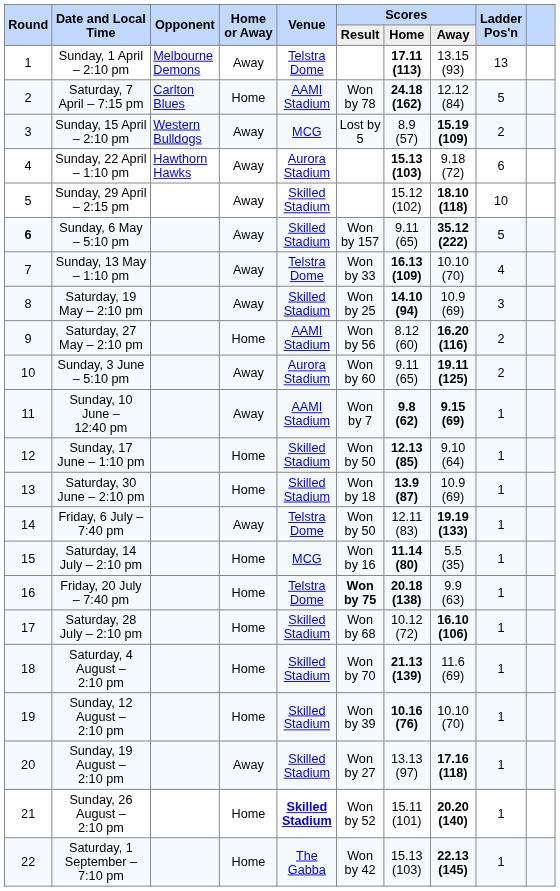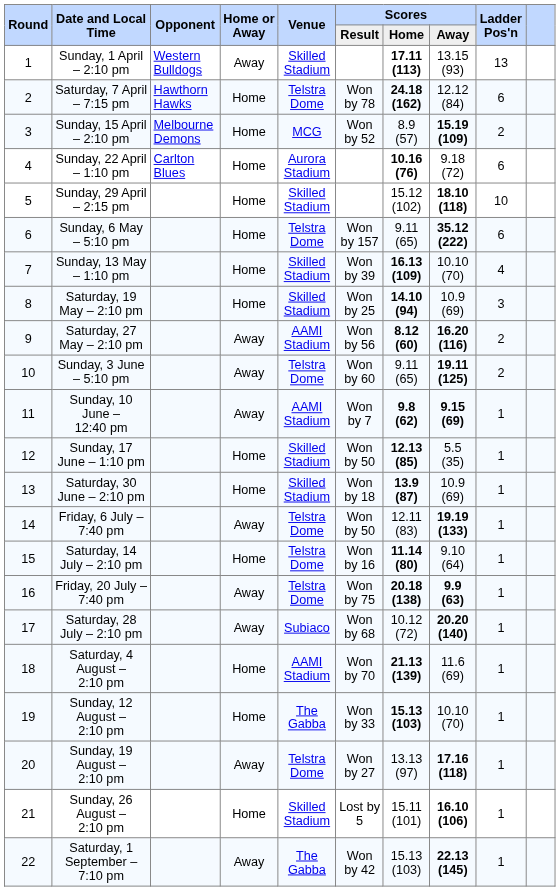(183, 63) Melbourne Demons -> (178, 63) Western Bulldogs
(307, 63) Telstra Dome -> (307, 63) Skilled Stadium
(174, 97) Carlton Blues -> (181, 97) Hawthorn Hawks
(307, 97) AAMI Stadium -> (307, 97) Telstra Dome
(501, 97) 5 -> (501, 97) 6
(178, 131) Western Bulldogs -> (183, 131) Melbourne Demons
(248, 131) Away -> (249, 131) Home
(360, 131) Lost by 5 -> (360, 131) Won by 52
(180, 166) Hawthorn Hawks -> (174, 166) Carlton Blues
(248, 166) Away -> (249, 166) Home
(407, 166) 15.13 (103) -> (407, 166) 10.16 (76)
(248, 200) Away -> (249, 200) Home
(28, 235) bold -> (28, 235) normal
(248, 235) Away -> (249, 235) Home
(307, 235) Skilled Stadium -> (307, 235) Telstra Dome
(501, 235) 5 -> (501, 235) 6
(248, 269) Away -> (249, 269) Home
(307, 269) Telstra Dome -> (307, 269) Skilled Stadium
(360, 269) Won by 33 -> (360, 269) Won by 39
(248, 303) Away -> (249, 303) Home
(248, 338) Home -> (249, 338) Away
(407, 338) normal -> (407, 338) bold
(307, 372) Aurora Stadium -> (307, 372) Telstra Dome
(453, 455) 9.10 (64) -> (453, 455) 5.5 (35)
(307, 558) MCG -> (307, 558) Telstra Dome
(453, 558) 5.5 (35) -> (453, 558) 9.10 (64)
(248, 593) Home -> (249, 593) Away
(360, 593) bold -> (360, 593) normal
(453, 593) normal -> (453, 593) bold
(248, 627) Home -> (249, 627) Away
(307, 627) Skilled Stadium -> (307, 627) Subiaco
(453, 627) 16.10 (106) -> (453, 627) 20.20 (140)
(307, 668) Skilled Stadium -> (307, 668) AAMI Stadium
(307, 717) Skilled Stadium -> (307, 717) The Gabba
(360, 717) Won by 39 -> (360, 717) Won by 33
(407, 717) 10.16 (76) -> (407, 717) 15.13 (103)
(307, 765) Skilled Stadium -> (307, 765) Telstra Dome
(307, 814) bold -> (307, 814) normal
(360, 814) Won by 52 -> (360, 814) Lost by 5
(453, 814) 20.20 (140) -> (453, 814) 16.10 (106)
(248, 862) Home -> (249, 862) Away
